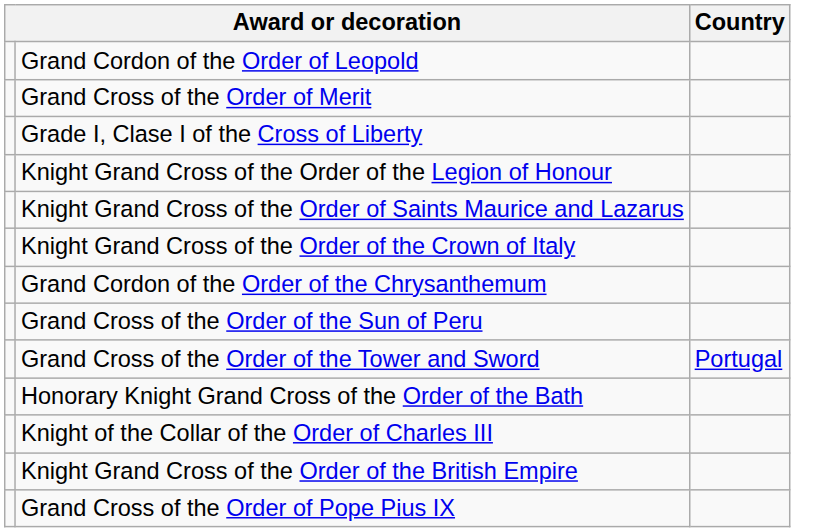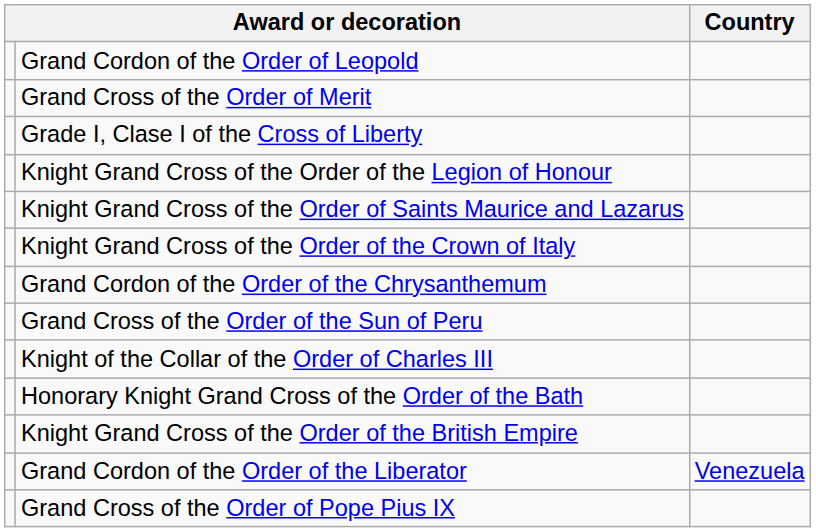- row: (280, 358)
rows swapped: (257, 433) <-> (302, 396)
+ row: (244, 470)
